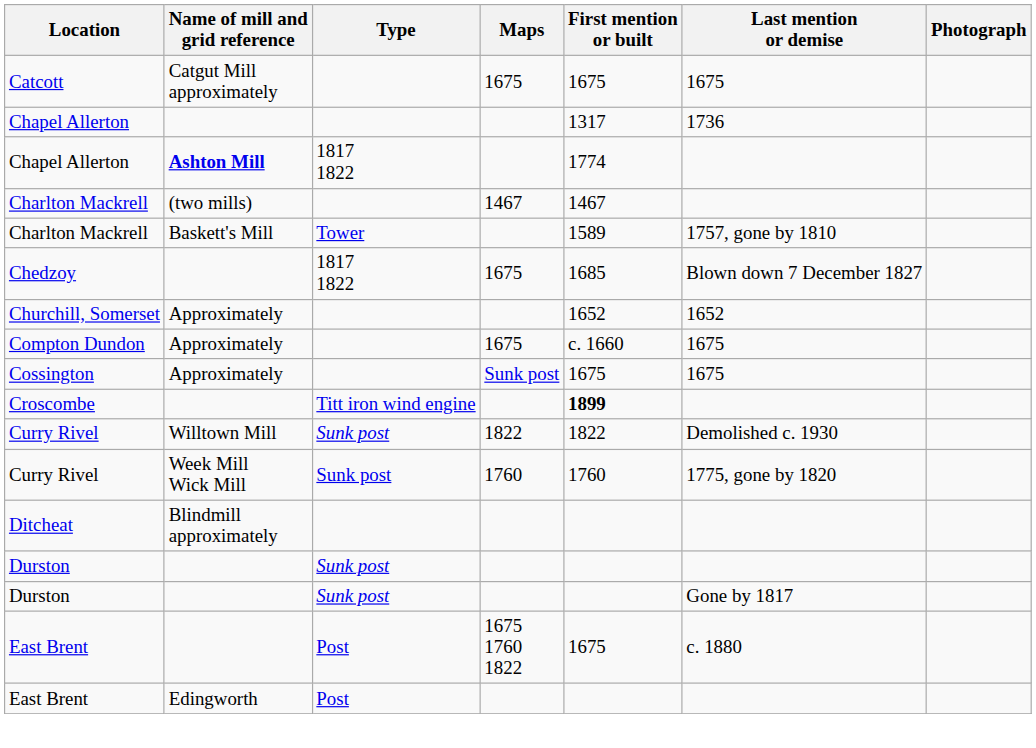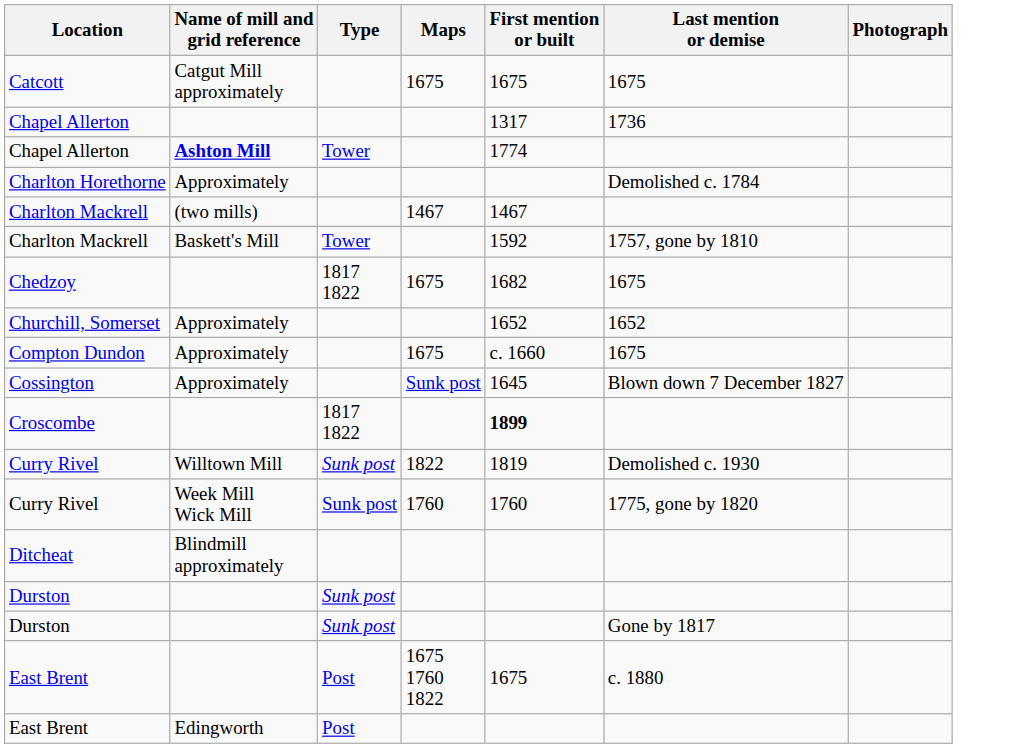(335, 162) 1817 1822 -> (346, 151) Tower
+ row: (87, 181)
(587, 232) 1589 -> (508, 241) 1592
(587, 273) 1685 -> (508, 282) 1682
(804, 273) Blown down 7 December 1827 -> (627, 282) 1675
(587, 373) 1675 -> (508, 382) 1645
(705, 373) 1675 -> (726, 382) Blown down 7 December 1827
(396, 403) Titt iron wind engine -> (341, 423) 1817 1822
(587, 433) 1822 -> (508, 463) 1819
